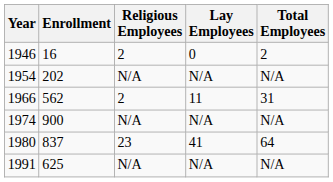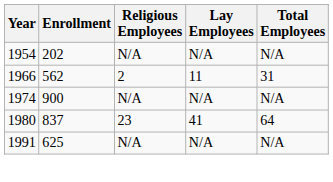- row: (22, 53)
